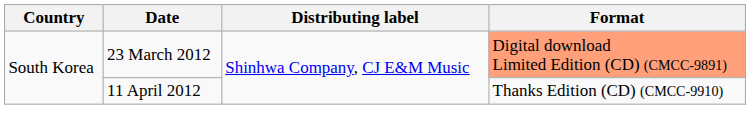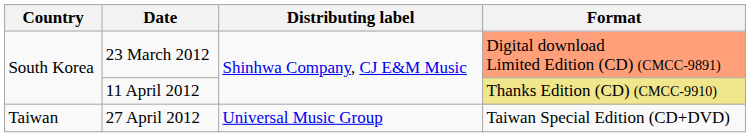(608, 90) no background -> (602, 90) khaki background
+ row: (153, 117)
